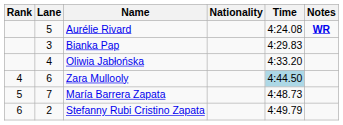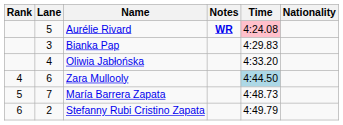columns swapped: (236, 12) <-> (321, 12)
(285, 29) no background -> (261, 29) pink background
